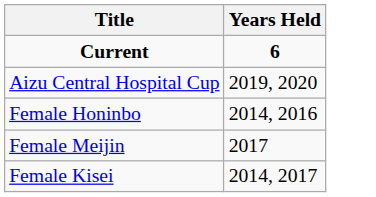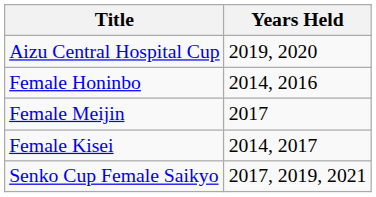- row: (114, 51)
+ row: (114, 176)
